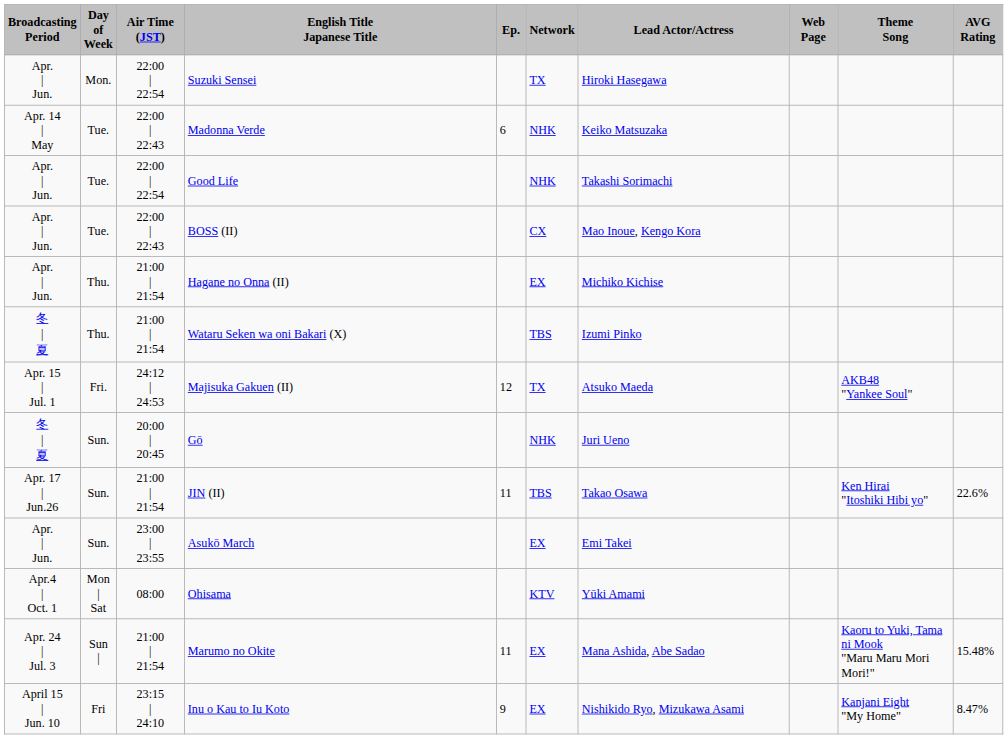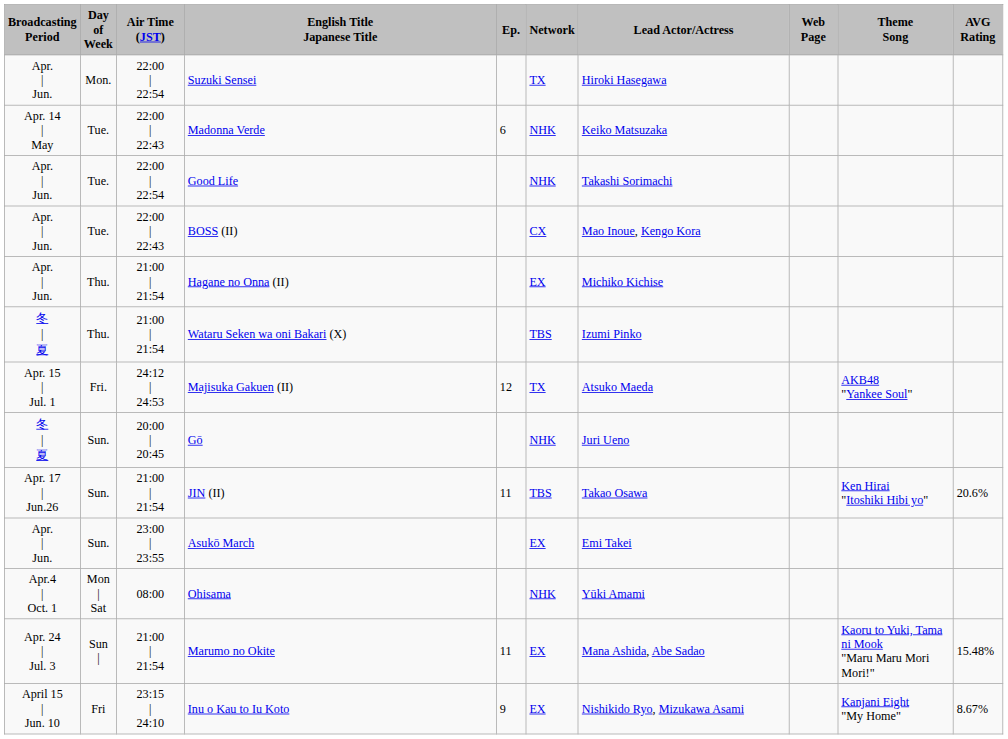(972, 493) 22.6% -> (972, 493) 20.6%
(542, 593) KTV -> (543, 593) NHK
(972, 709) 8.47% -> (972, 709) 8.67%
